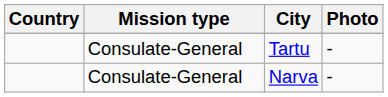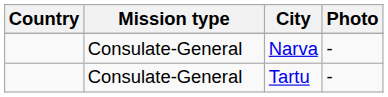rows swapped: (293, 77) <-> (289, 48)
